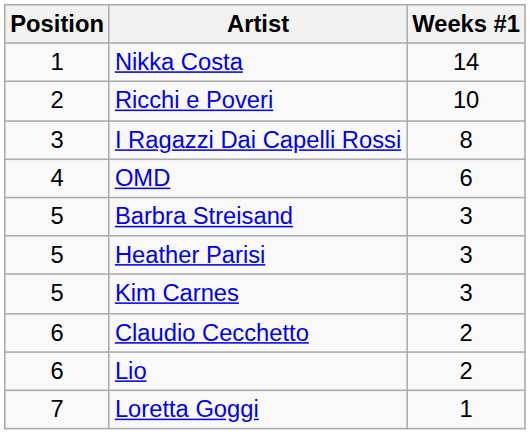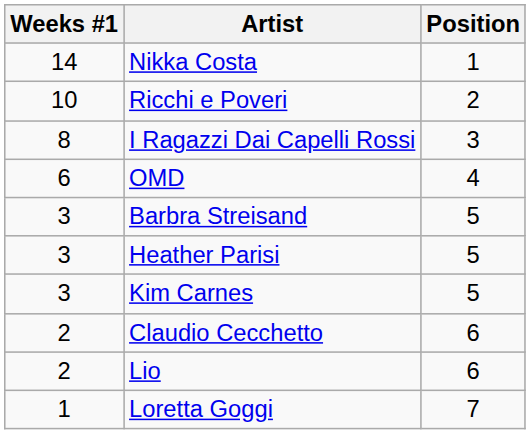columns swapped: (57, 23) <-> (466, 23)
